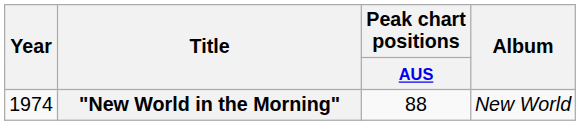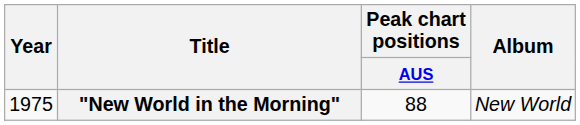(31, 104) 1974 -> (31, 104) 1975
